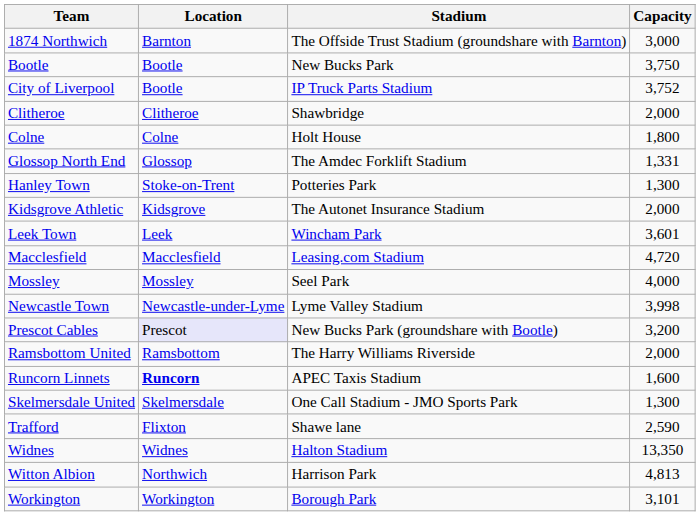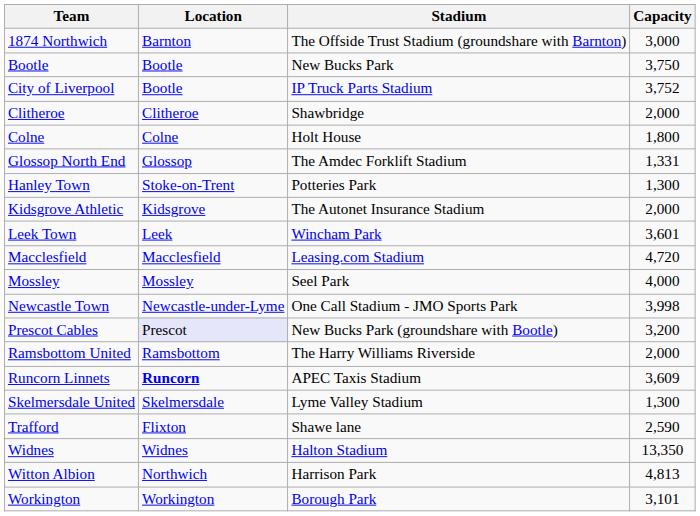(357, 305) Lyme Valley Stadium -> (405, 305) One Call Stadium - JMO Sports Park
(662, 378) 1,600 -> (662, 378) 3,609
(405, 402) One Call Stadium - JMO Sports Park -> (357, 402) Lyme Valley Stadium
